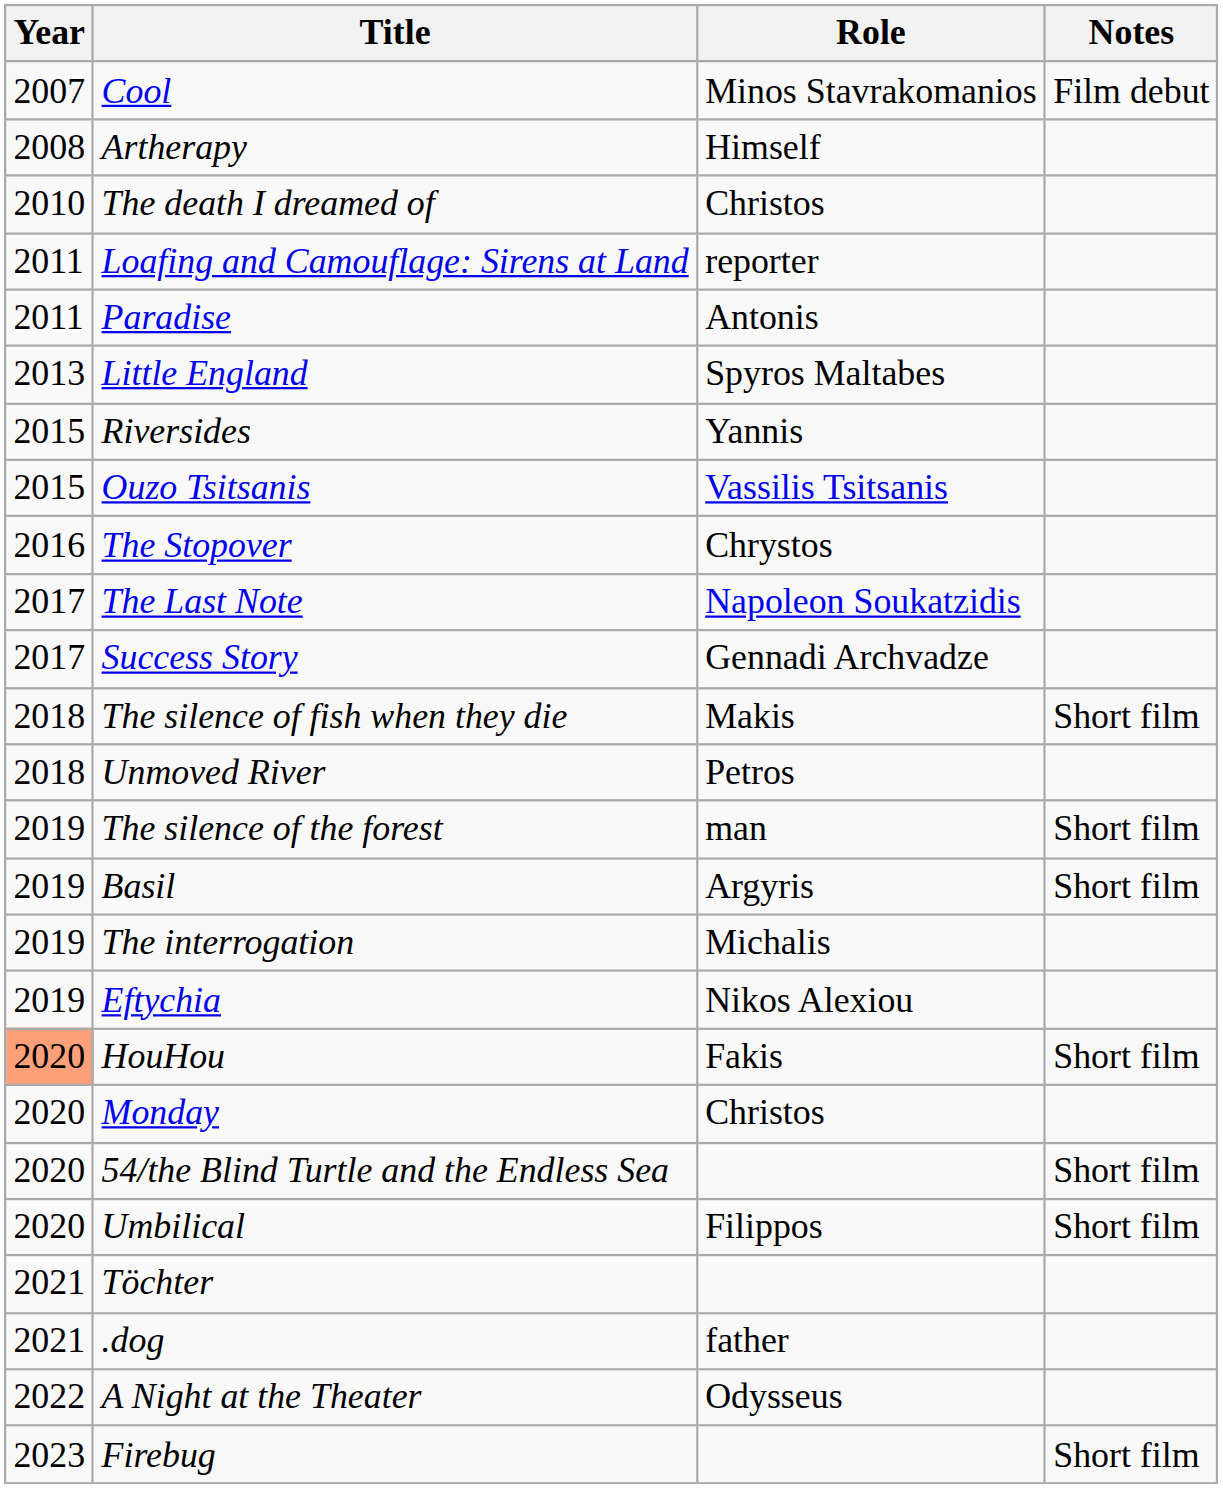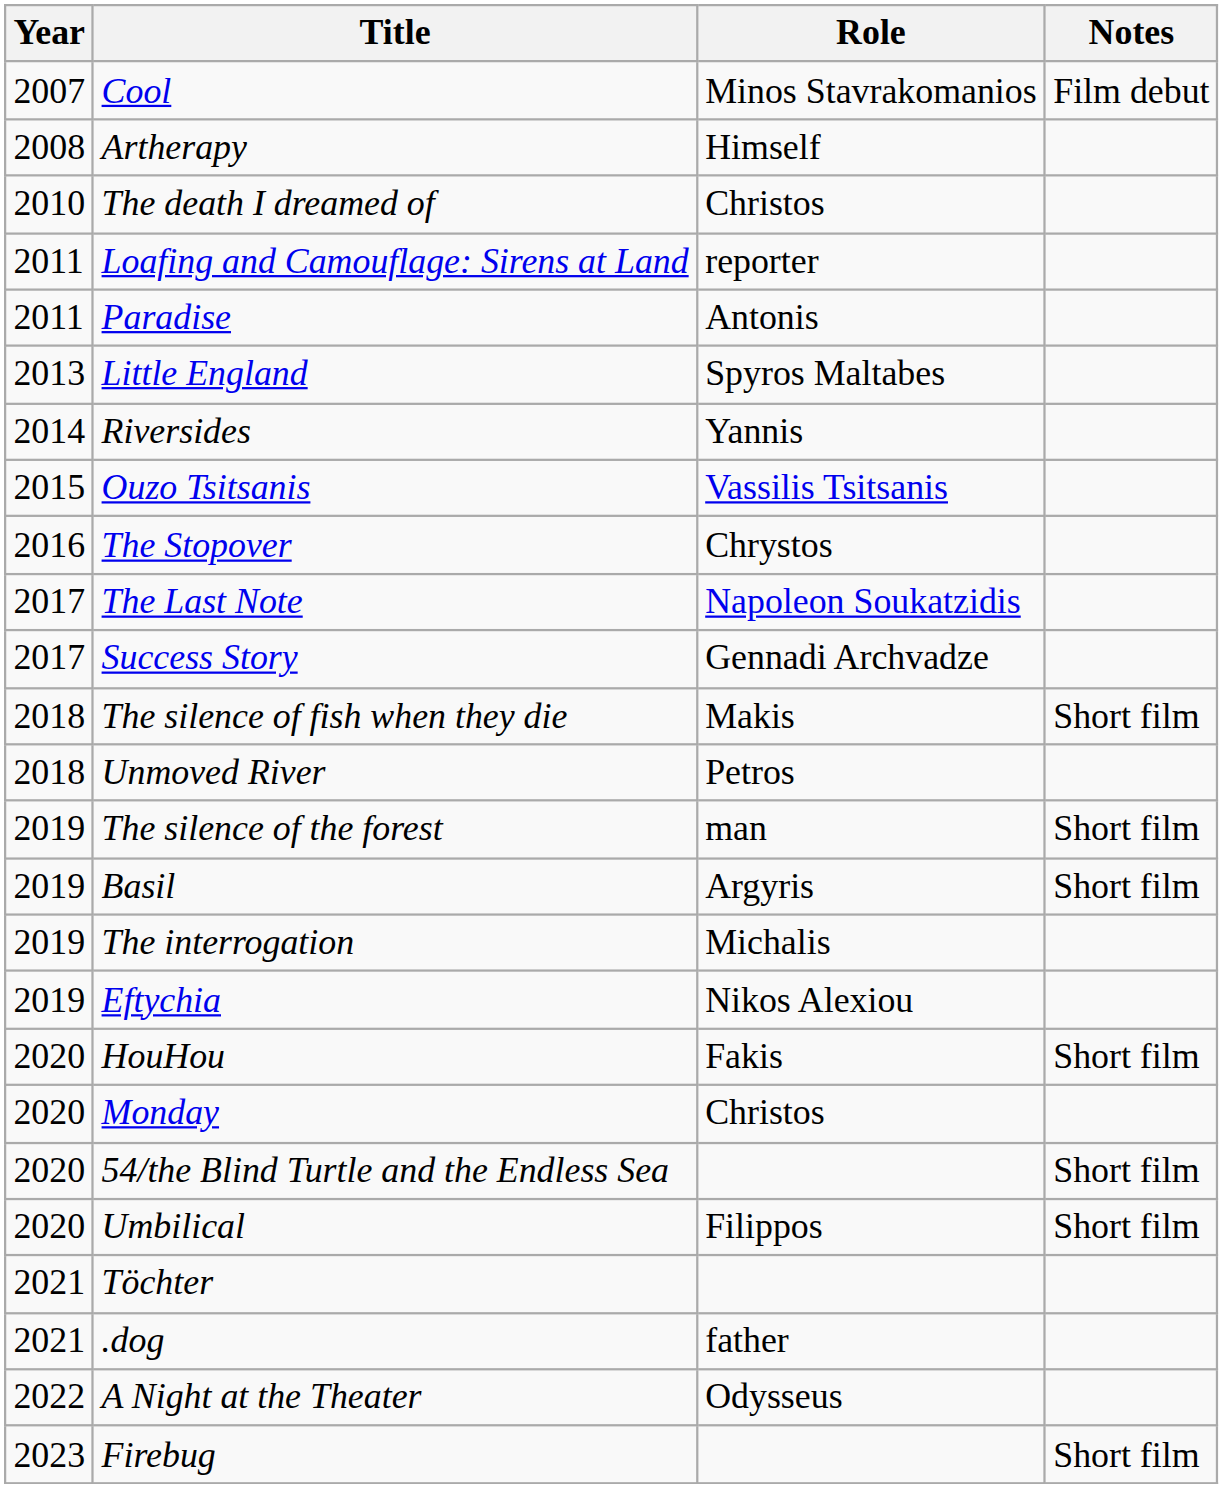(49, 430) 2015 -> (49, 430) 2014
(49, 1056) lightsalmon background -> (49, 1056) no background
